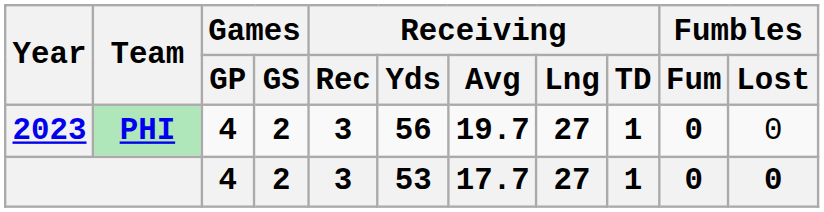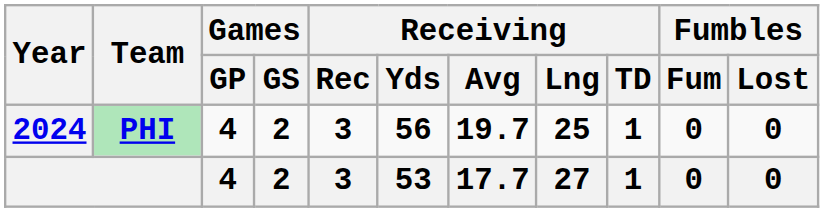(50, 131) 2023 -> (50, 131) 2024
(572, 131) 27 -> (572, 131) 25
(773, 131) normal -> (773, 131) bold
